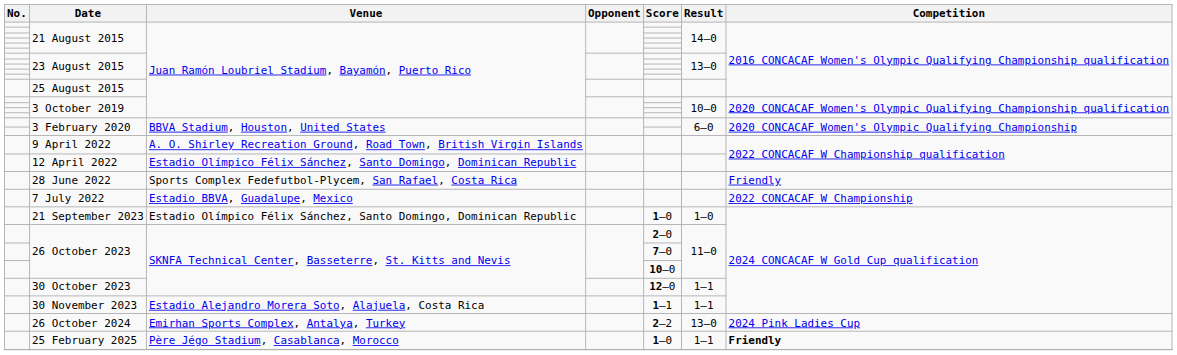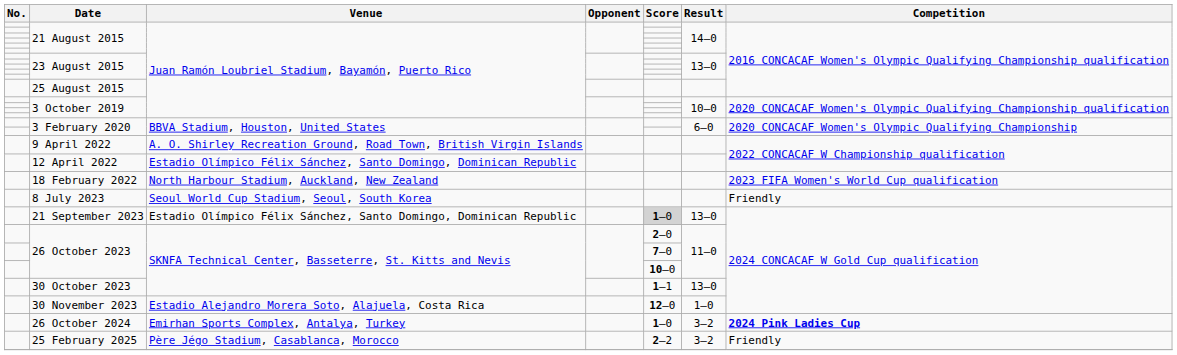- row: (71, 180)
- row: (68, 198)
+ row: (85, 180)
+ row: (68, 198)
(662, 216) no background -> (662, 216) lightgrey background
(704, 216) 1–0 -> (704, 216) 13–0
(662, 287) 12–0 -> (662, 287) 1–1
(704, 287) 1–1 -> (704, 287) 13–0
(662, 305) 1–1 -> (662, 305) 12–0
(704, 305) 1–1 -> (704, 305) 1–0
(662, 323) 2–2 -> (662, 323) 1–0
(704, 323) 13–0 -> (704, 323) 3–2
(794, 323) normal -> (794, 323) bold
(662, 340) 1–0 -> (662, 340) 2–2
(704, 340) 1–1 -> (704, 340) 3–2
(755, 340) bold -> (755, 340) normal
